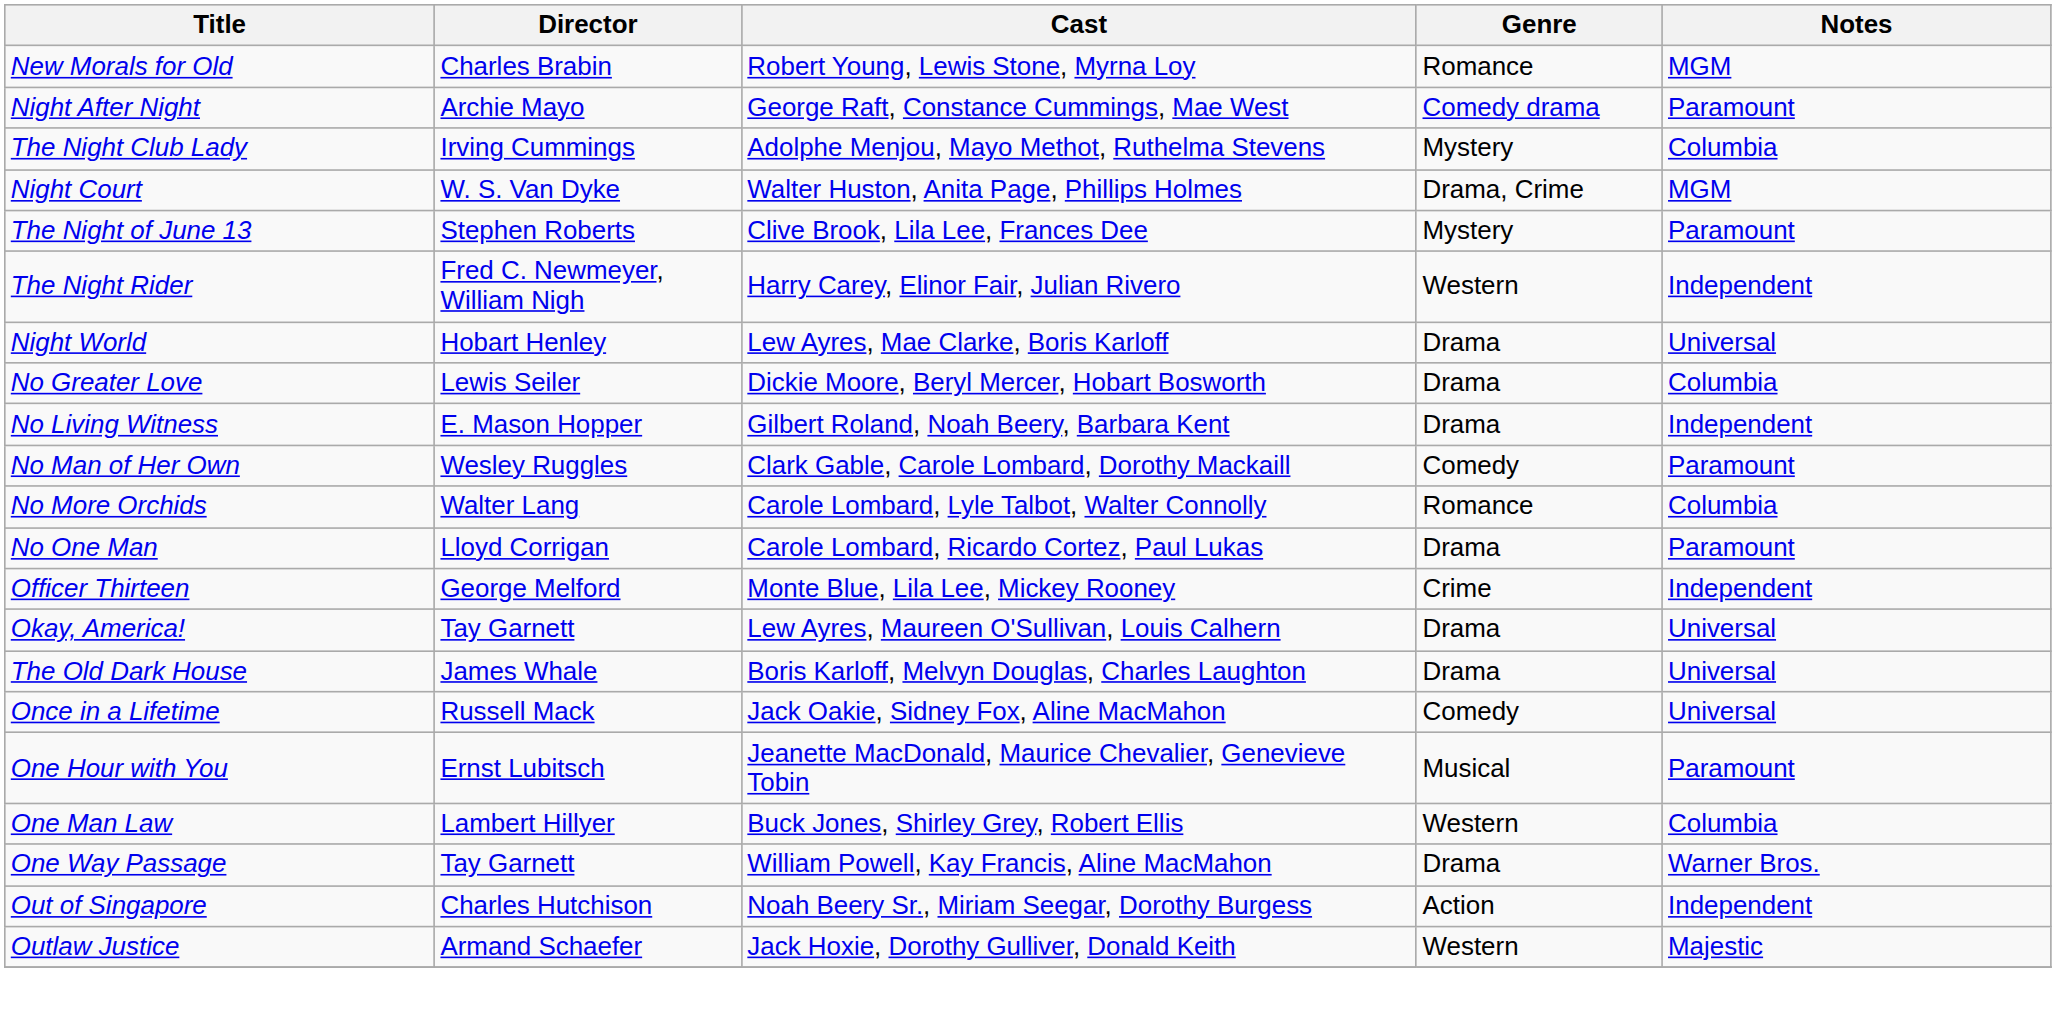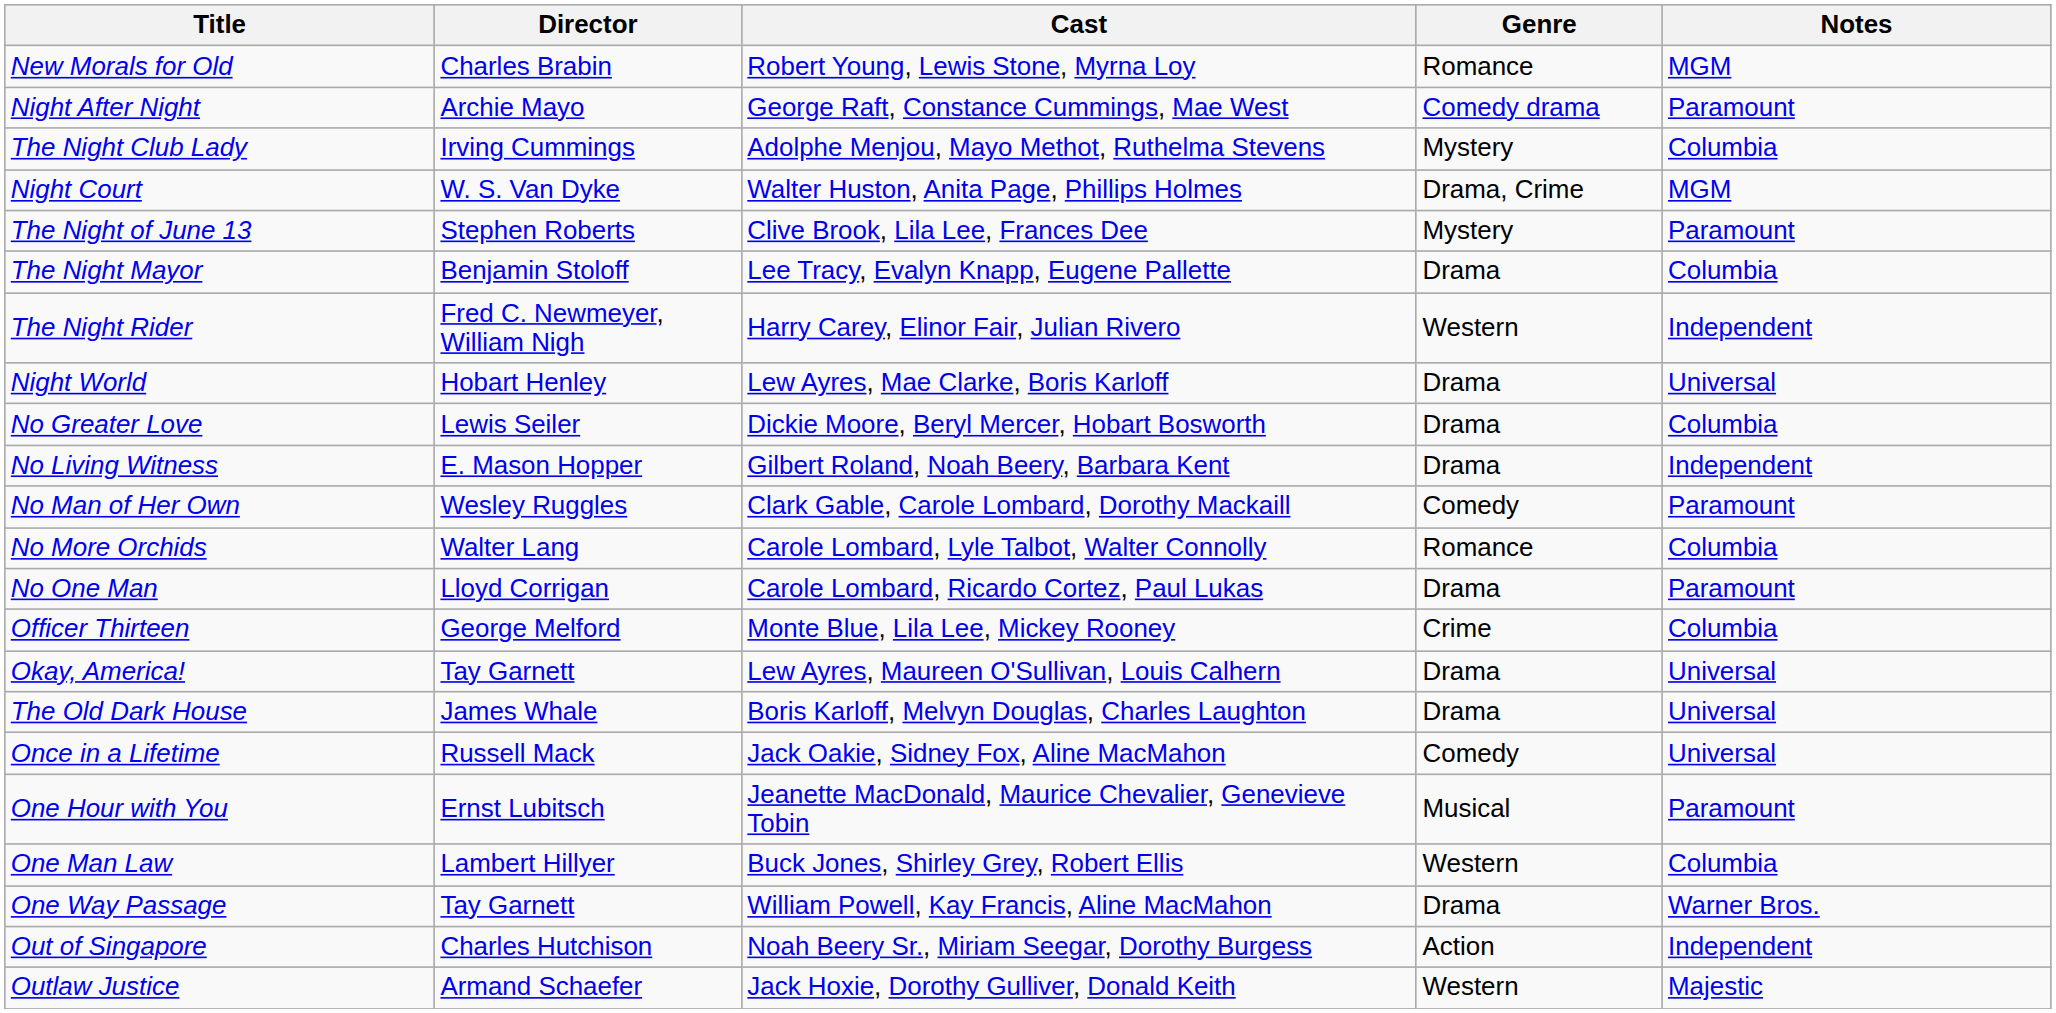+ row: (107, 271)
(1740, 588) Independent -> (1723, 629) Columbia
